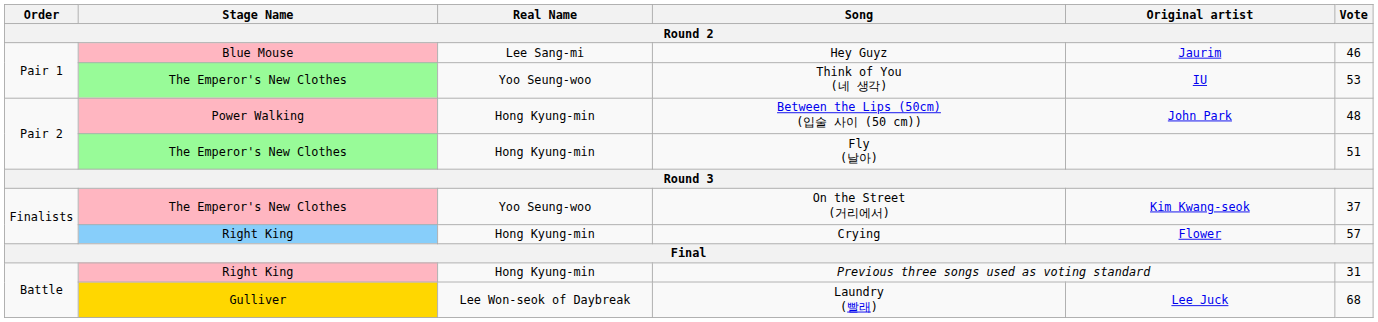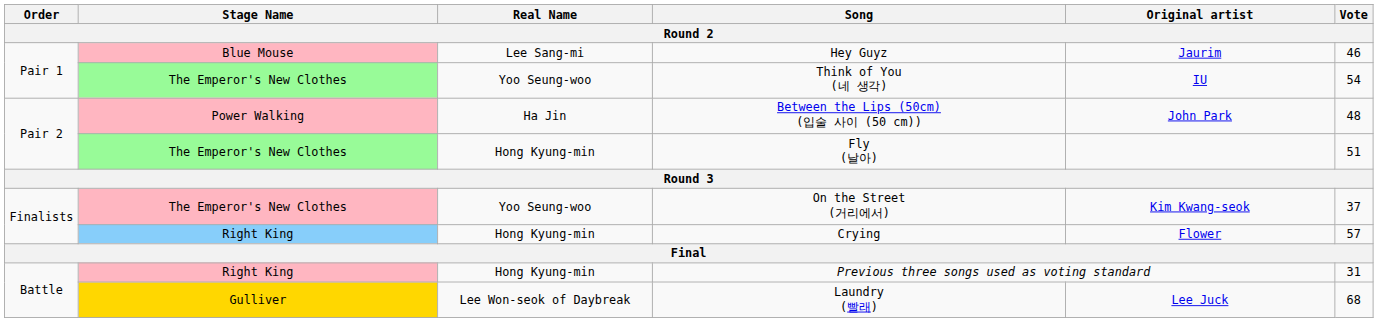(1354, 80) 53 -> (1354, 80) 54
(545, 116) Hong Kyung-min -> (545, 116) Ha Jin
